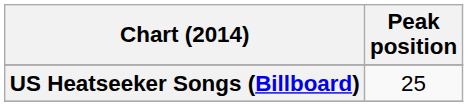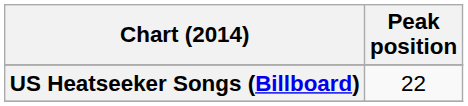(414, 82) 25 -> (414, 82) 22
